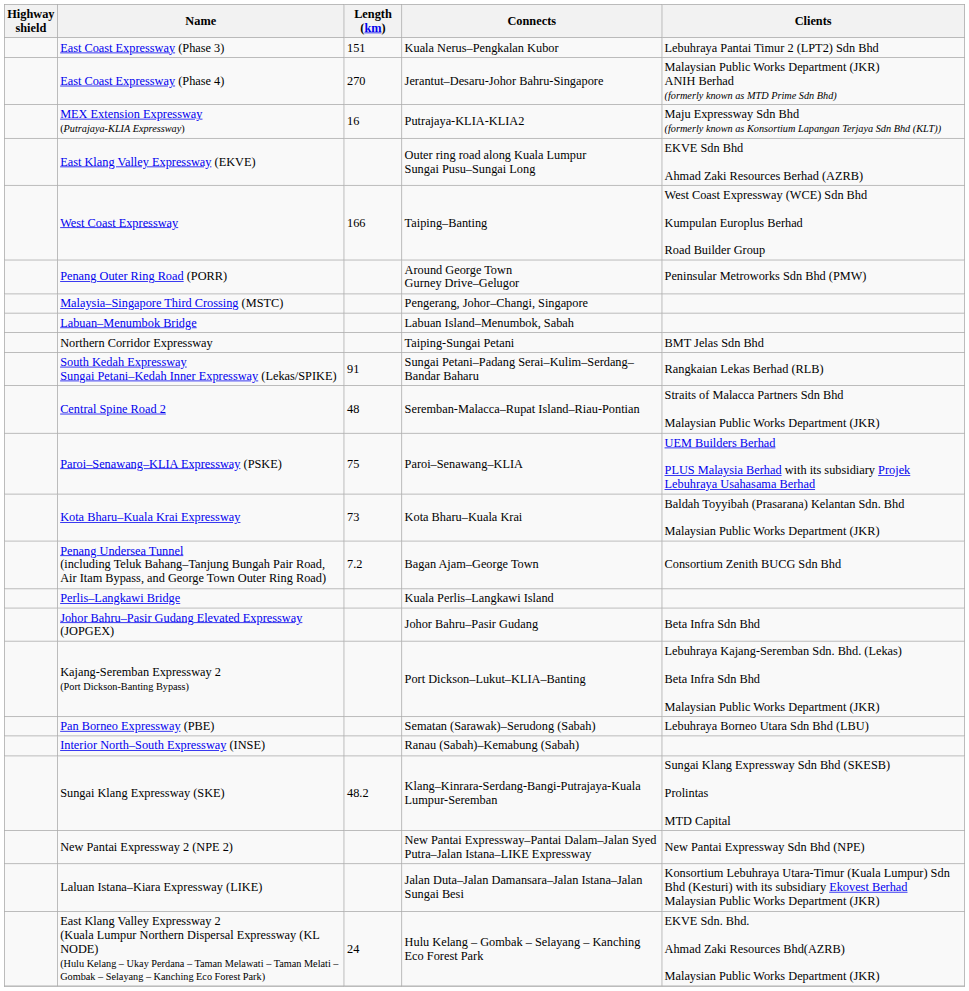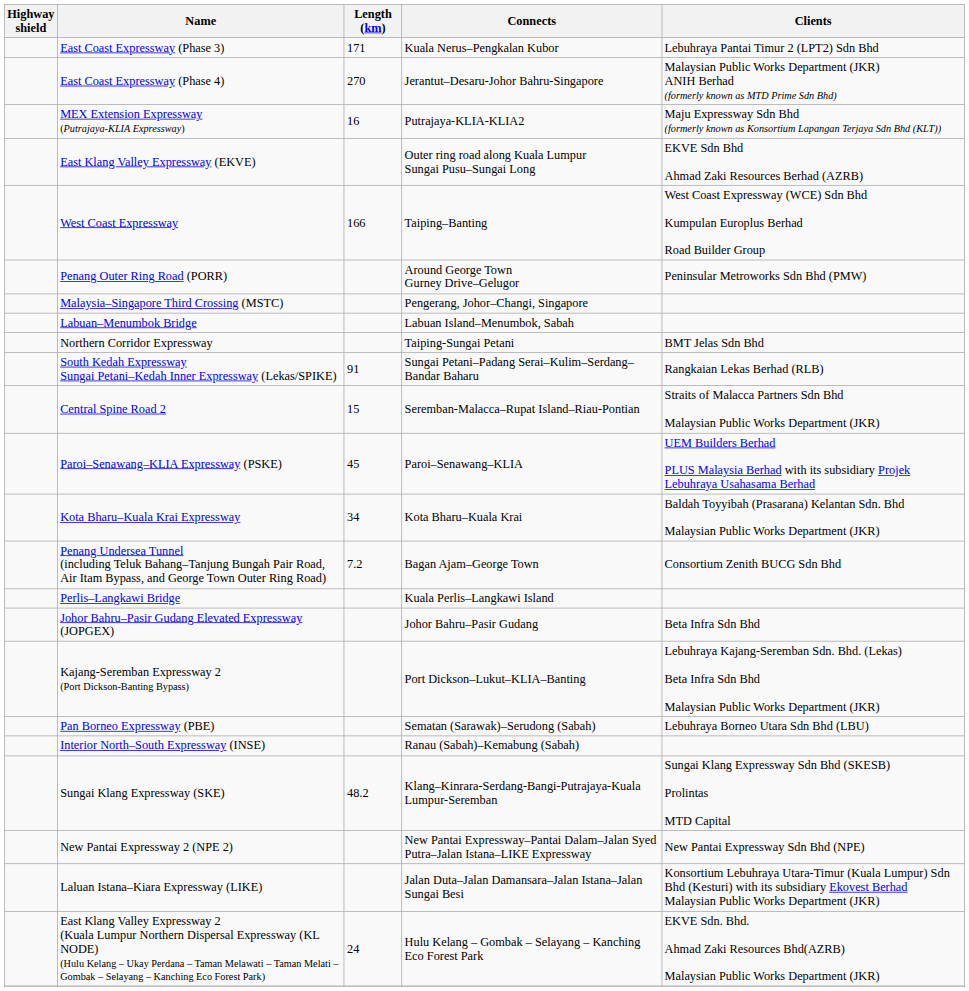(356, 47) 151 -> (356, 47) 171
(353, 409) 48 -> (353, 409) 15
(353, 463) 75 -> (353, 463) 45
(353, 517) 73 -> (353, 517) 34
